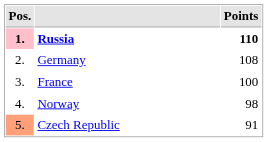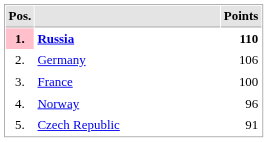(249, 60) 108 -> (249, 60) 106
(252, 103) 98 -> (252, 103) 96
(20, 125) lightsalmon background -> (20, 125) no background
